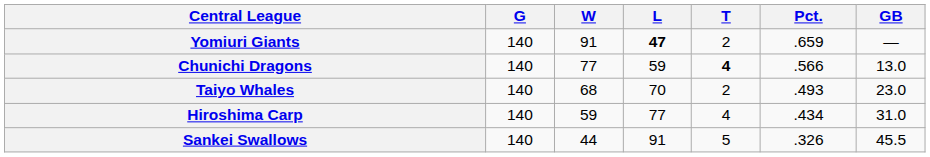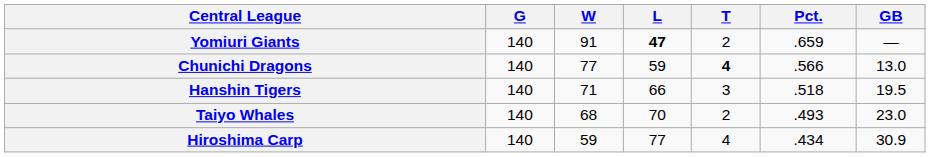+ row: (245, 90)
(891, 115) 31.0 -> (891, 139) 30.9
- row: (245, 139)
